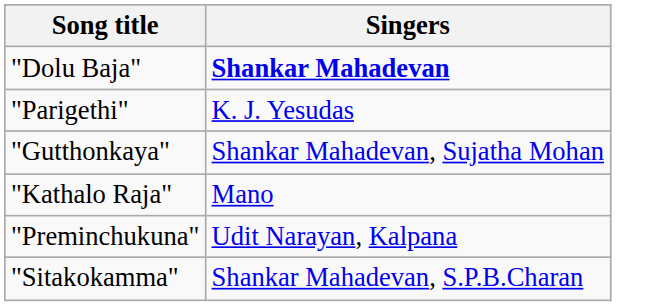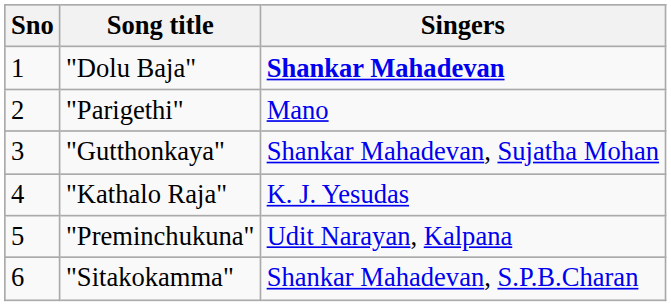+ column: (32, 25)
(283, 109) K. J. Yesudas -> (298, 109) Mano
(243, 194) Mano -> (338, 194) K. J. Yesudas
